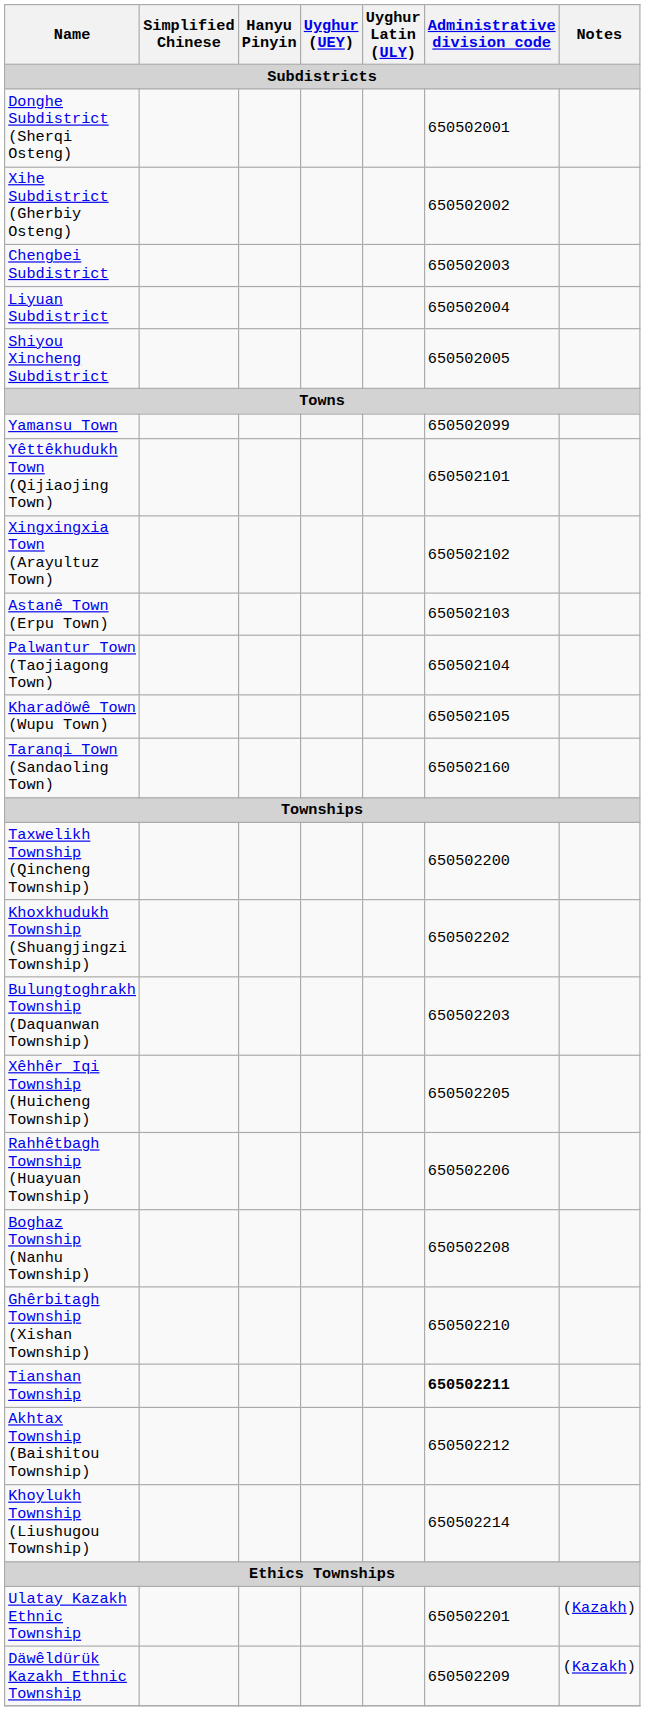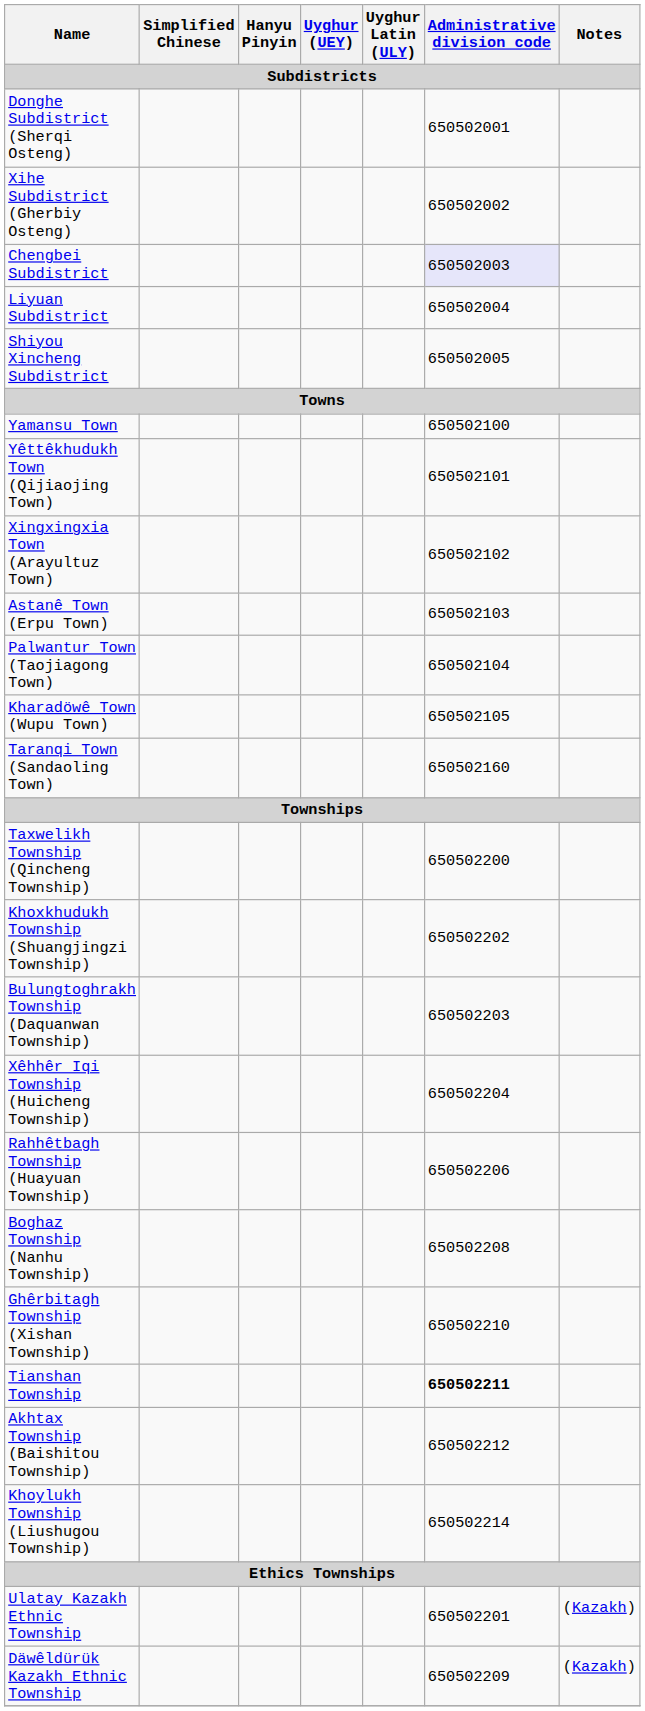(469, 265) no background -> (469, 265) lavender background
(469, 426) 650502099 -> (469, 426) 650502100
(469, 1093) 650502205 -> (469, 1093) 650502204
